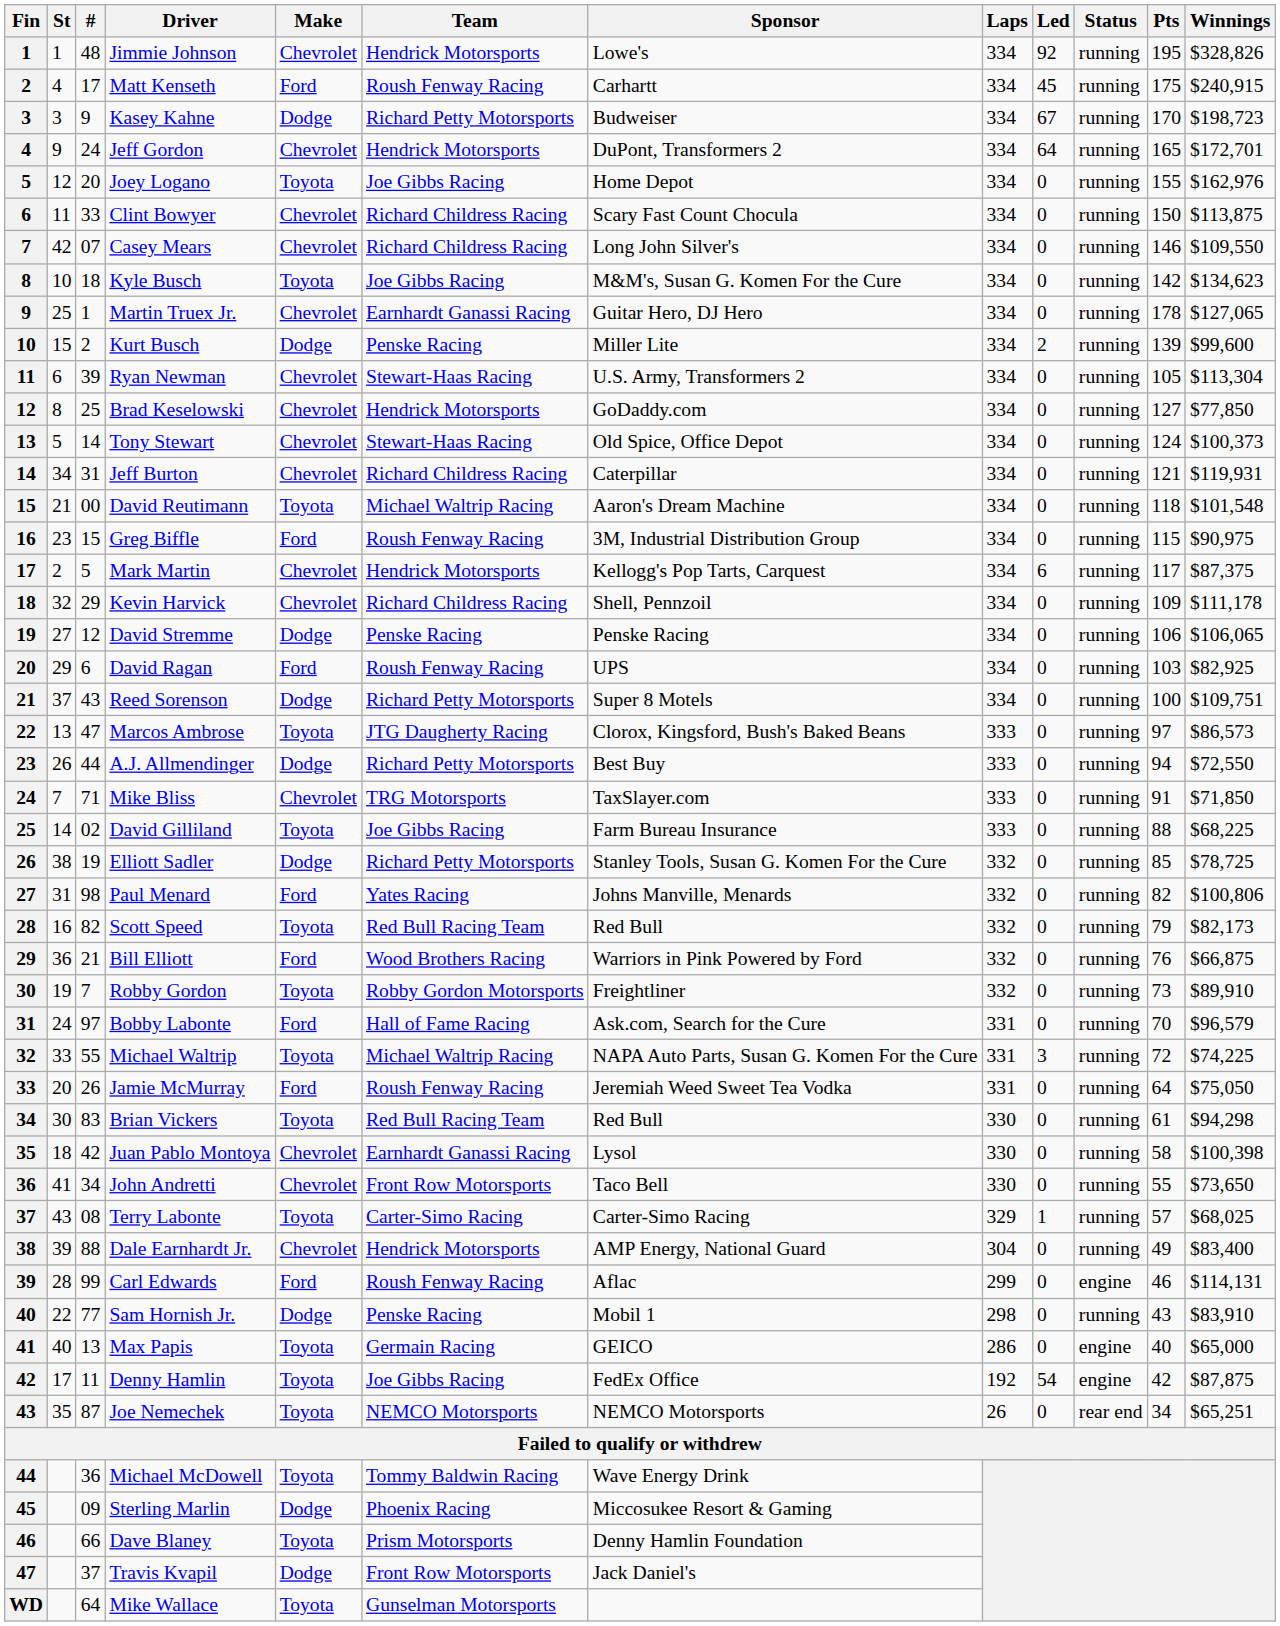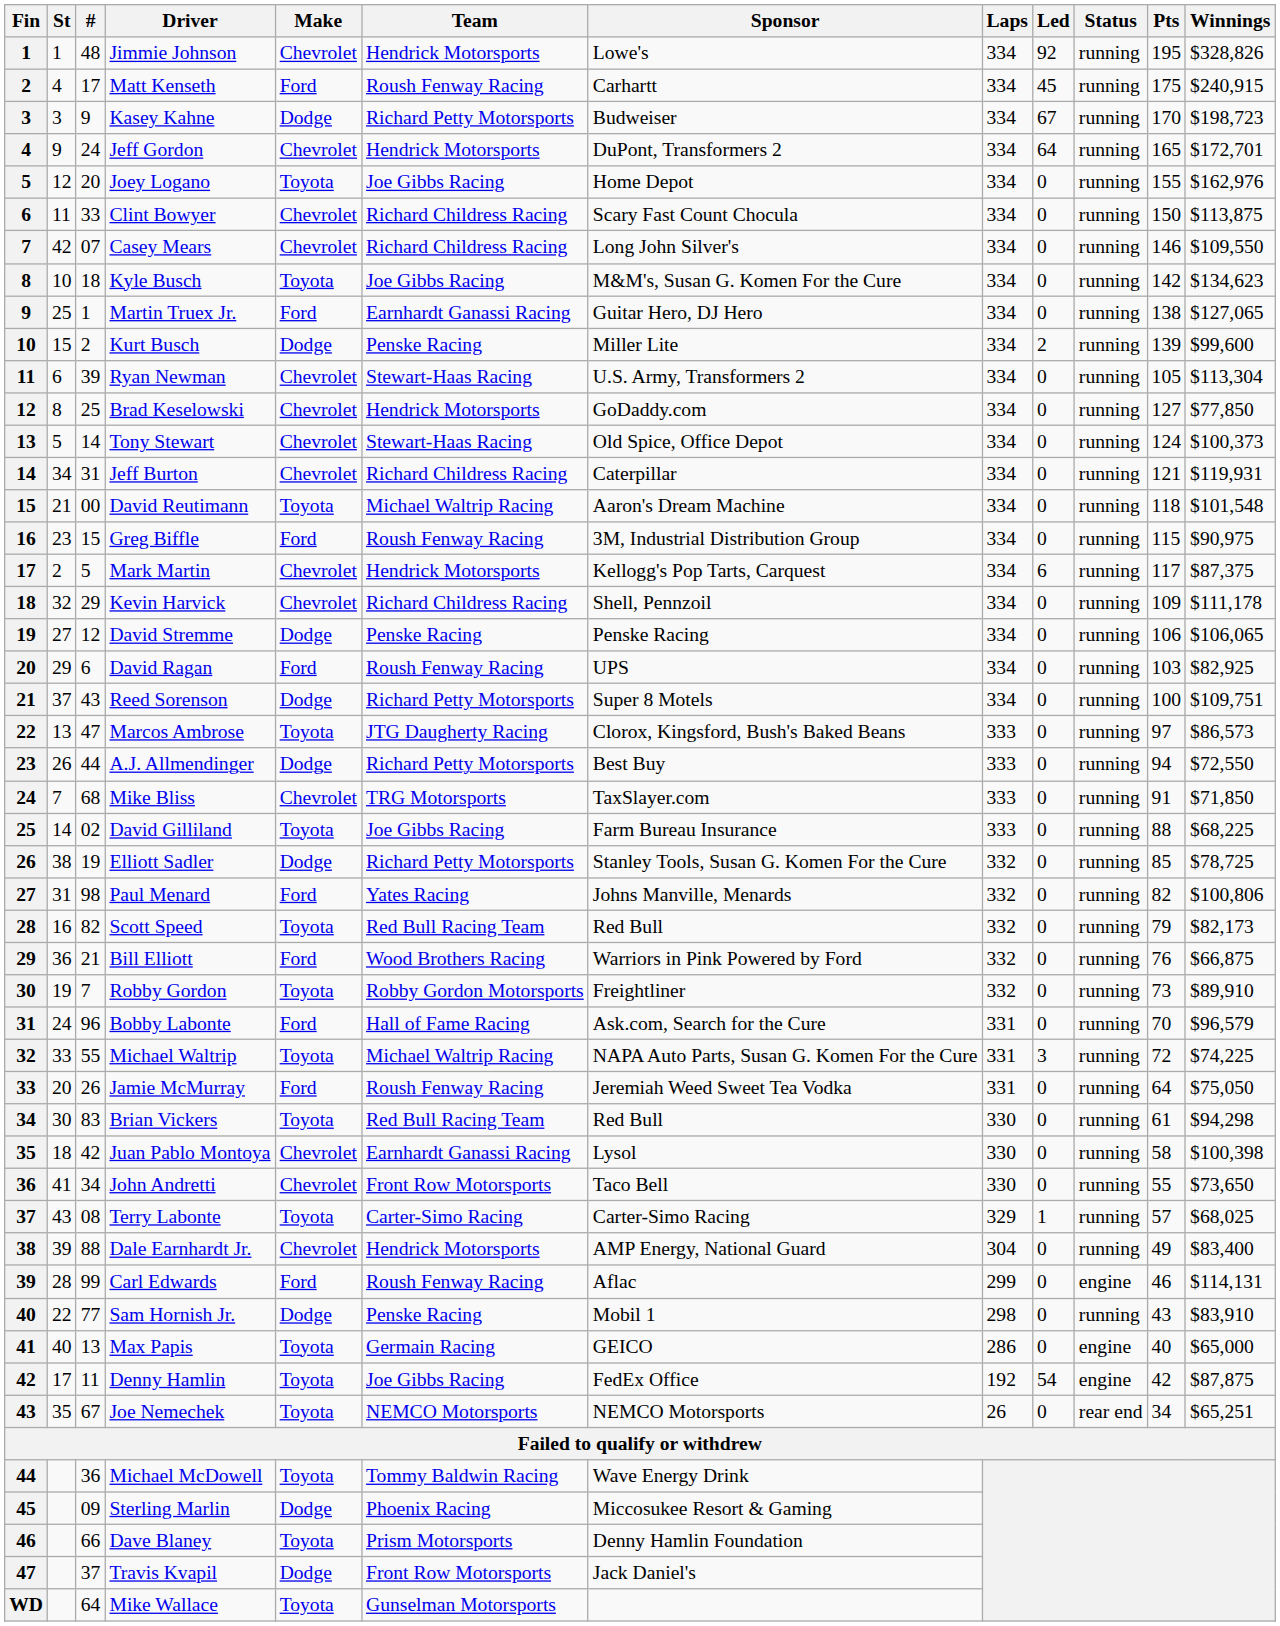(318, 311) Chevrolet -> (298, 311) Ford
(1166, 311) 178 -> (1166, 311) 138
(91, 796) 71 -> (91, 796) 68
(91, 1023) 97 -> (91, 1023) 96
(91, 1411) 87 -> (91, 1411) 67
